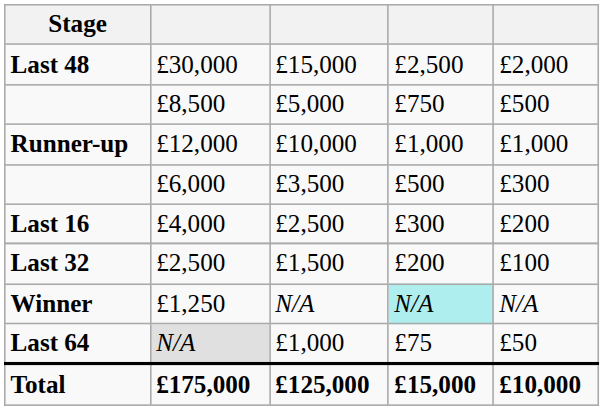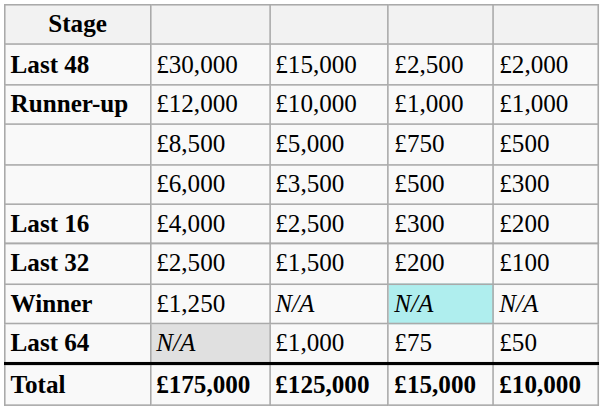rows swapped: (197, 143) <-> (191, 104)
